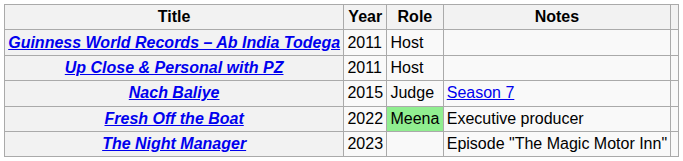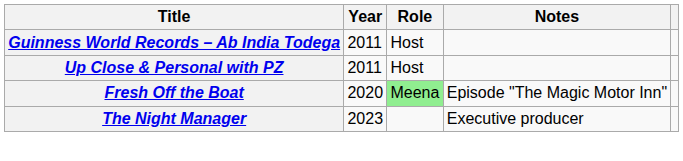- row: (174, 93)
(365, 118) 2022 -> (365, 93) 2020
(515, 118) Executive producer -> (557, 93) Episode "The Magic Motor Inn"
(557, 144) Episode "The Magic Motor Inn" -> (515, 118) Executive producer
